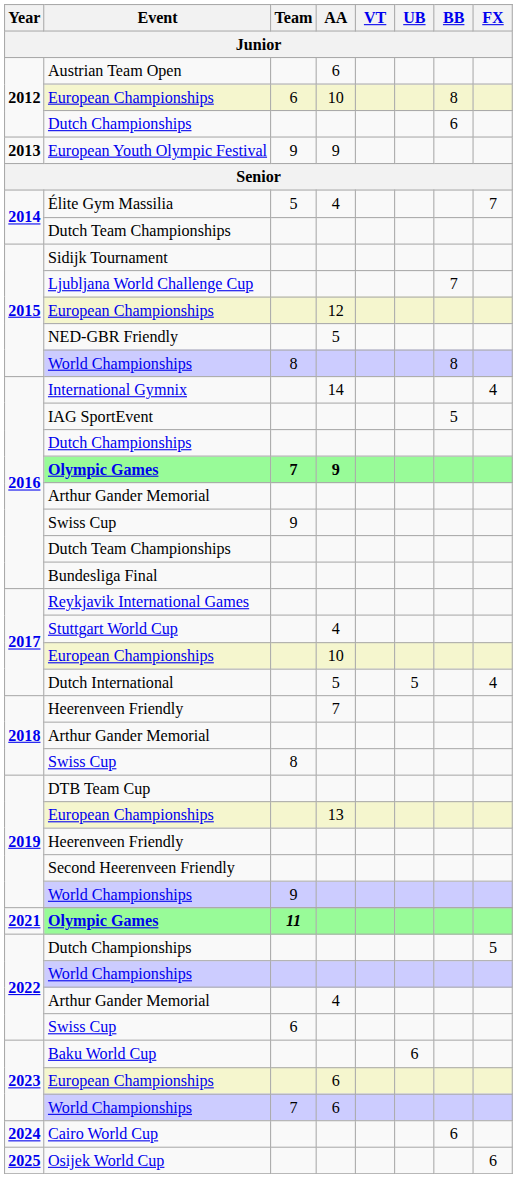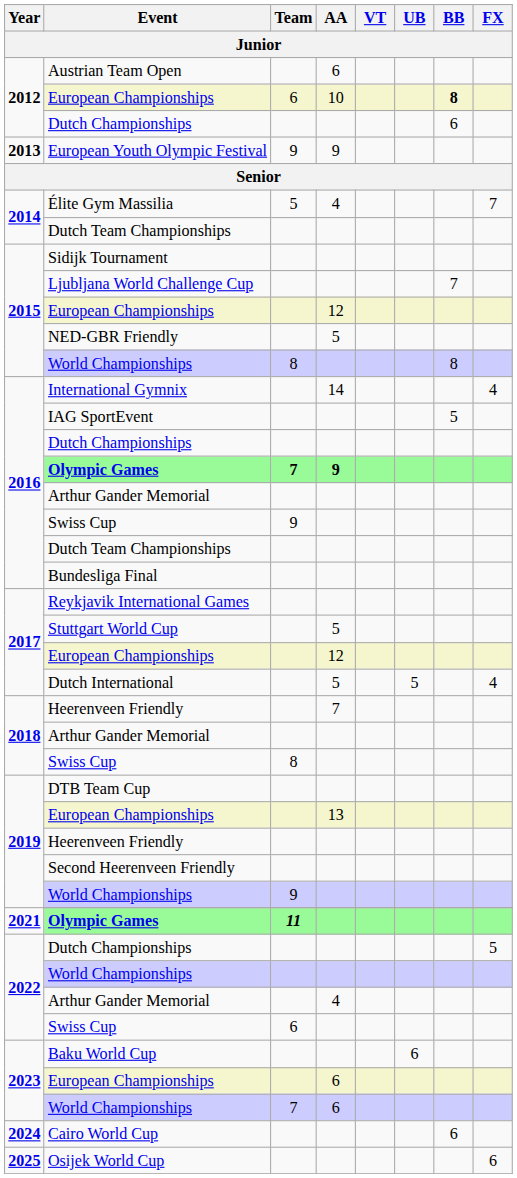(454, 97) normal -> (454, 97) bold
(336, 628) 4 -> (336, 628) 5
(336, 655) 10 -> (336, 655) 12
